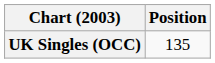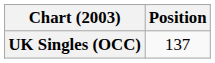(178, 44) 135 -> (178, 44) 137
